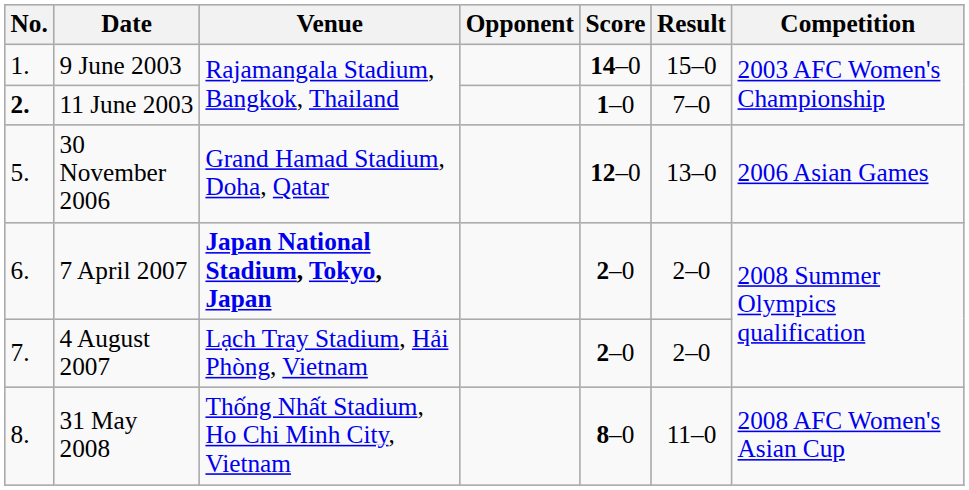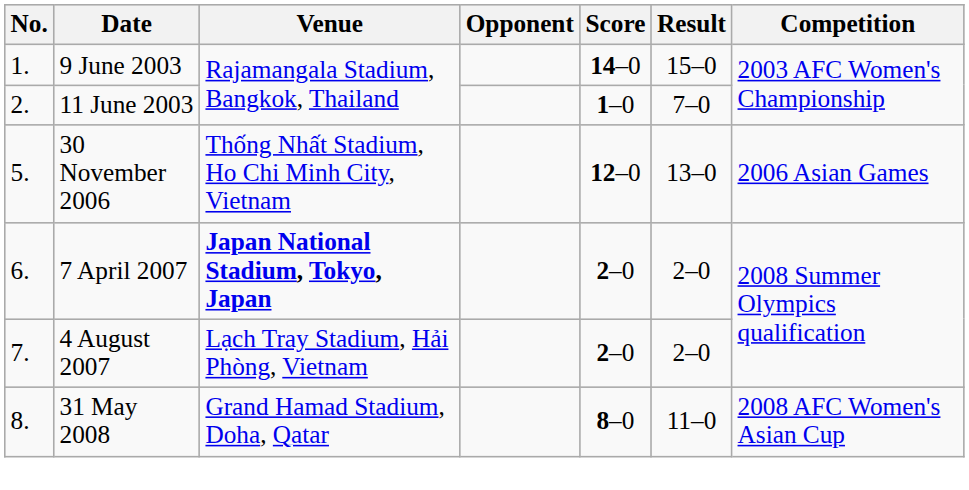(20, 104) bold -> (20, 104) normal
(325, 173) Grand Hamad Stadium, Doha, Qatar -> (315, 173) Thống Nhất Stadium, Ho Chi Minh City, Vietnam
(315, 435) Thống Nhất Stadium, Ho Chi Minh City, Vietnam -> (325, 421) Grand Hamad Stadium, Doha, Qatar
